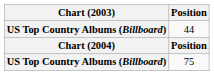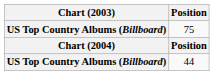rows swapped: (189, 62) <-> (189, 29)
